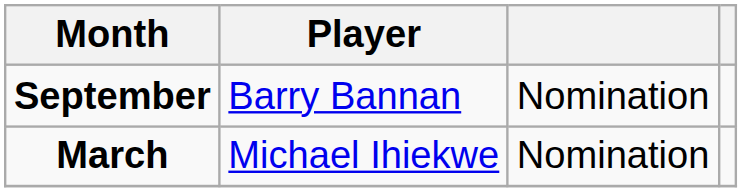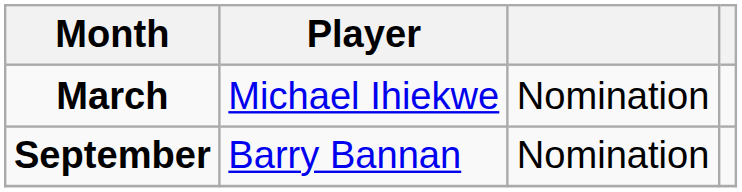rows swapped: (112, 95) <-> (112, 155)
